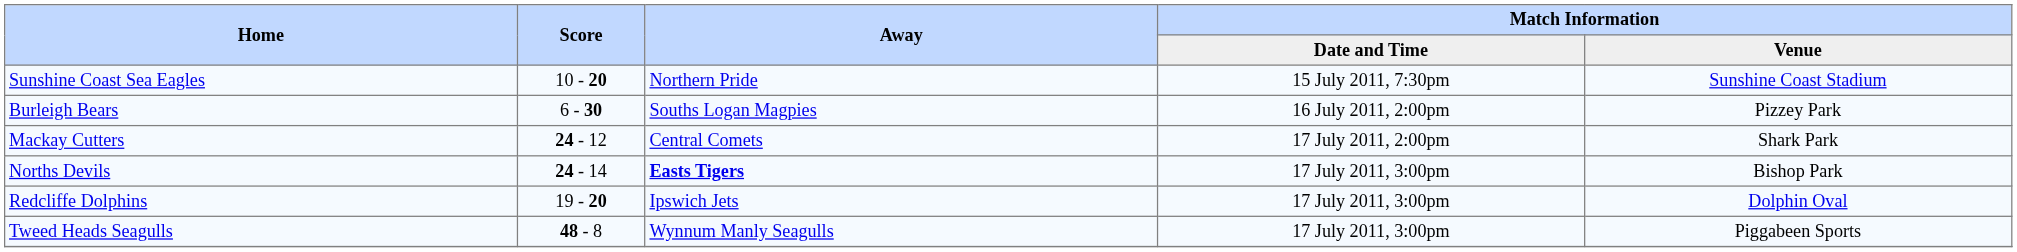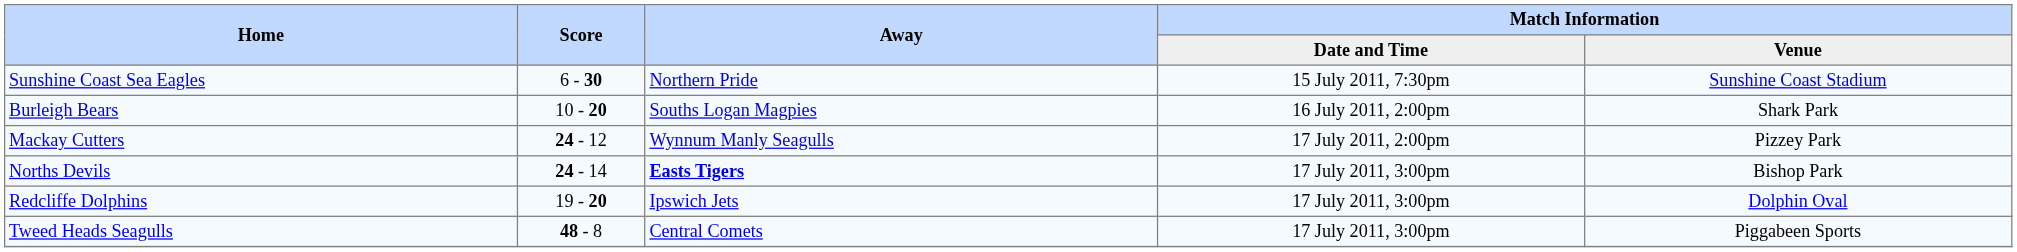(581, 80) 10 - 20 -> (581, 80) 6 - 30
(581, 110) 6 - 30 -> (581, 110) 10 - 20
(1798, 110) Pizzey Park -> (1798, 110) Shark Park
(706, 140) Central Comets -> (742, 140) Wynnum Manly Seagulls
(1798, 140) Shark Park -> (1798, 140) Pizzey Park
(742, 231) Wynnum Manly Seagulls -> (706, 231) Central Comets
